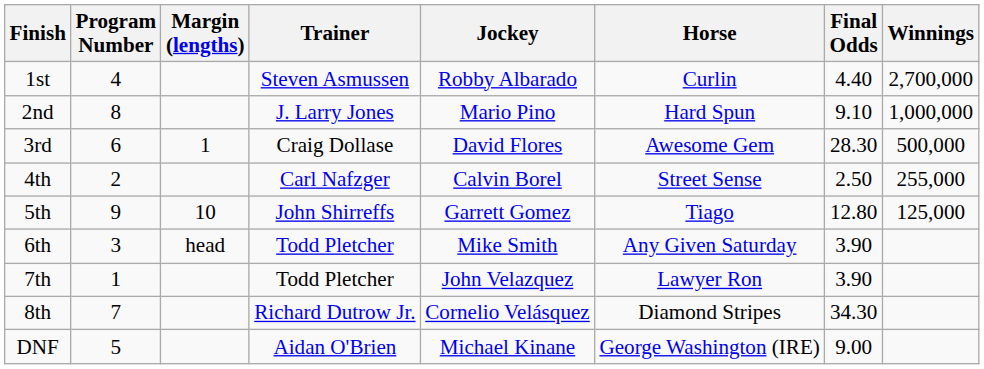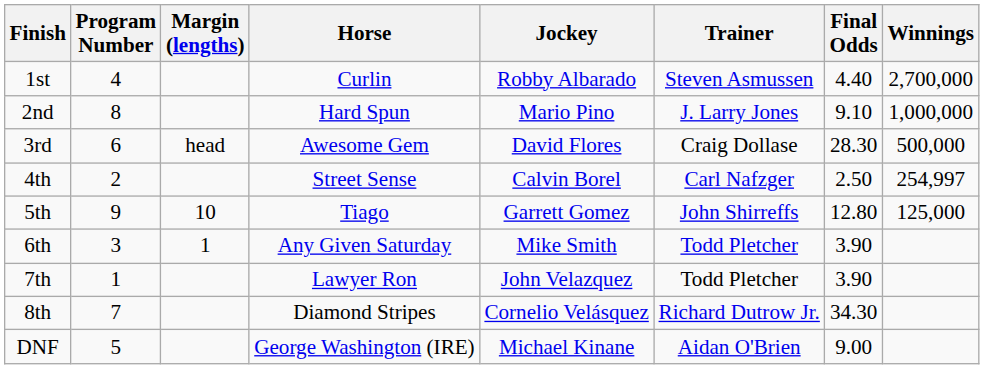columns swapped: (710, 33) <-> (335, 33)
(205, 145) 1 -> (205, 145) head
(931, 178) 255,000 -> (931, 178) 254,997
(205, 245) head -> (205, 245) 1
